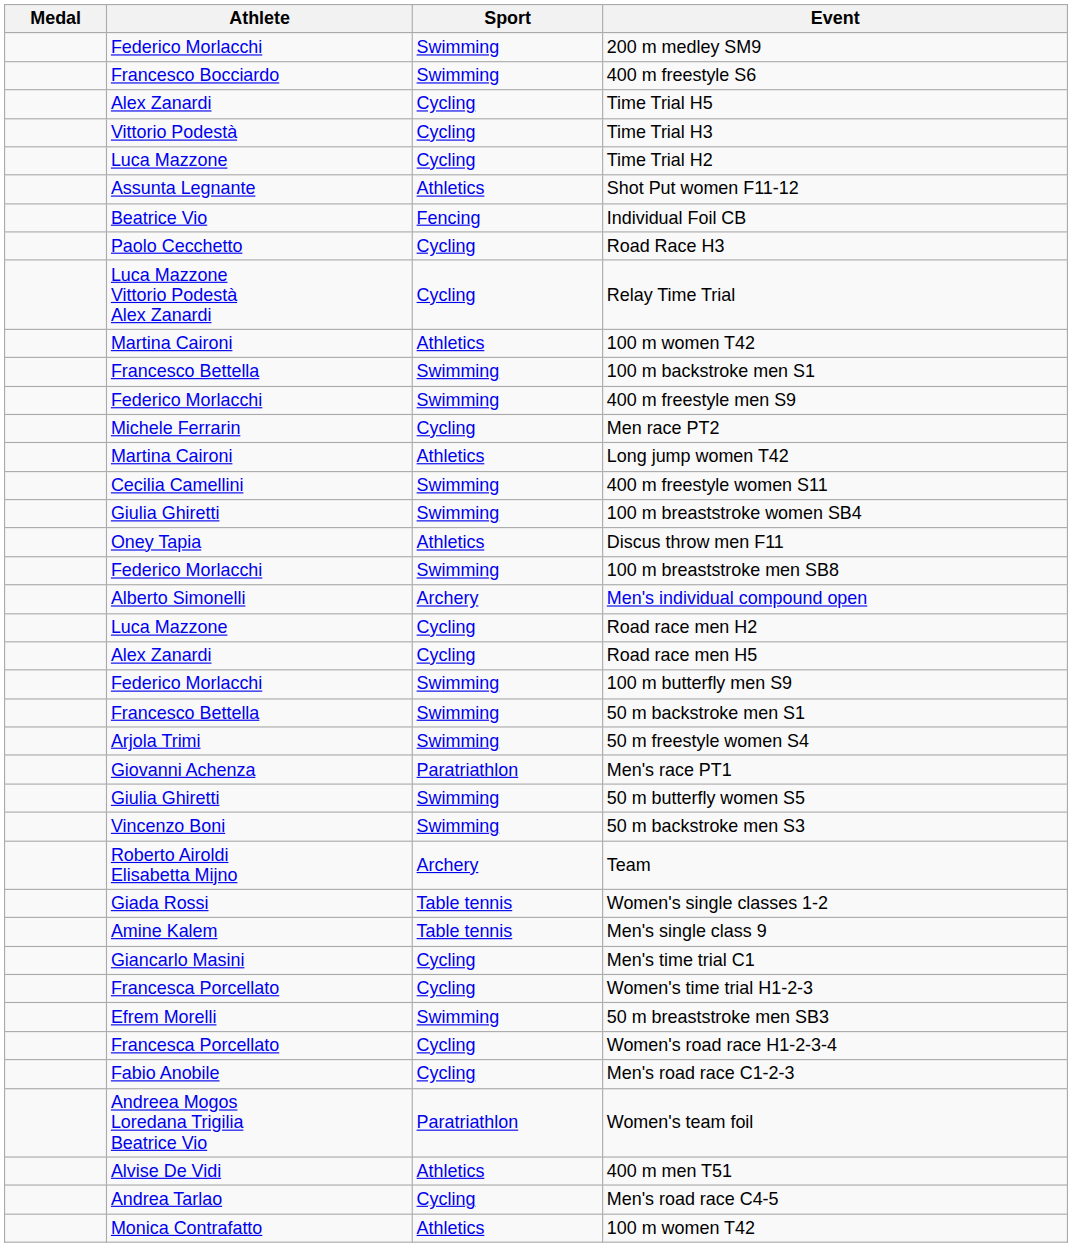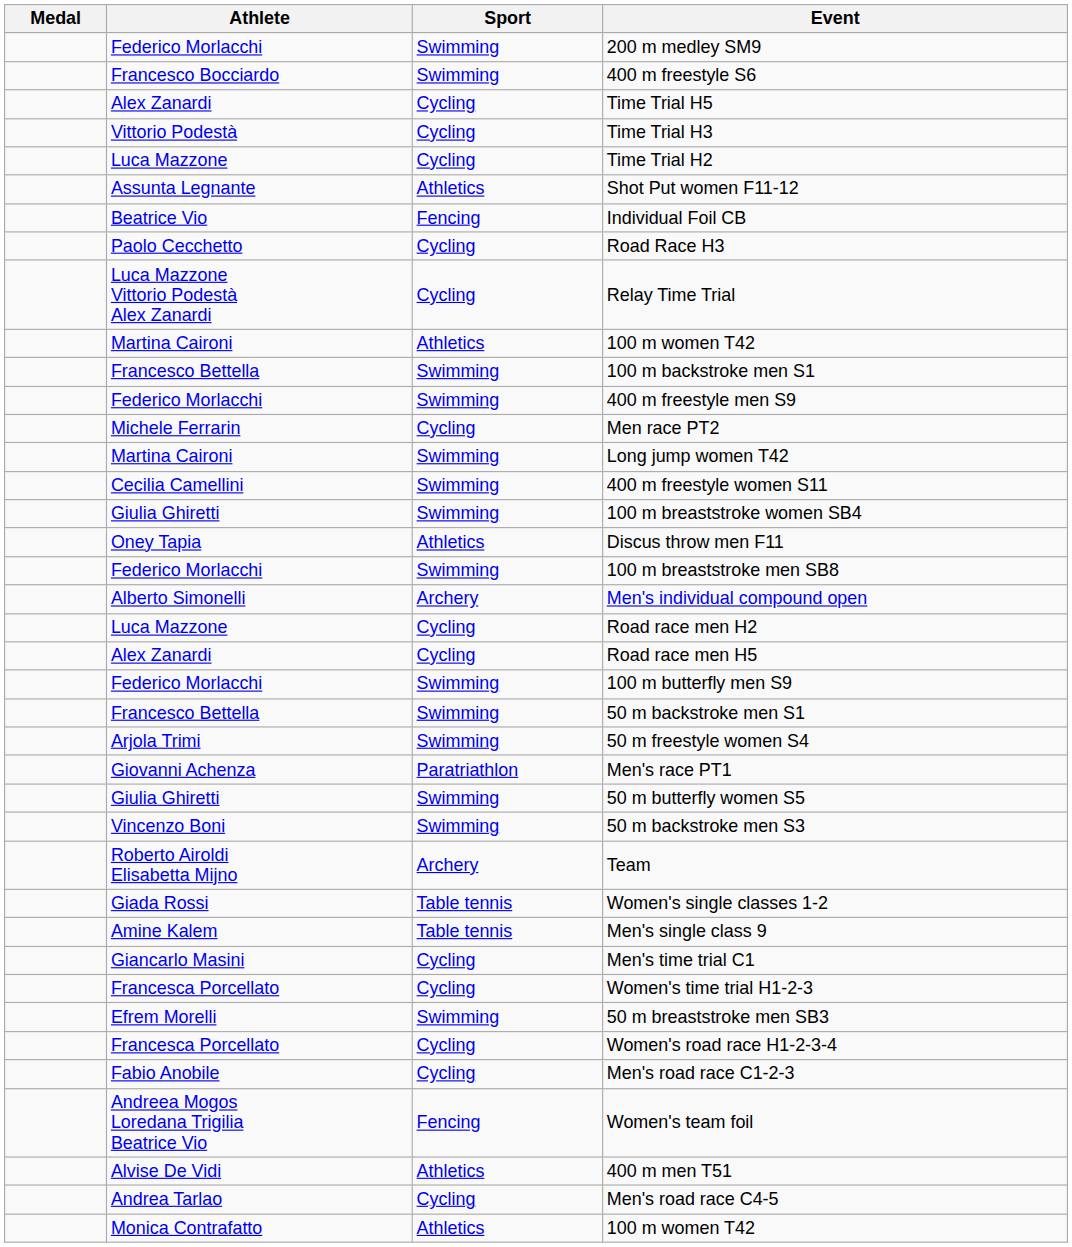(450, 456) Athletics -> (458, 456) Swimming
(467, 1122) Paratriathlon -> (448, 1122) Fencing
